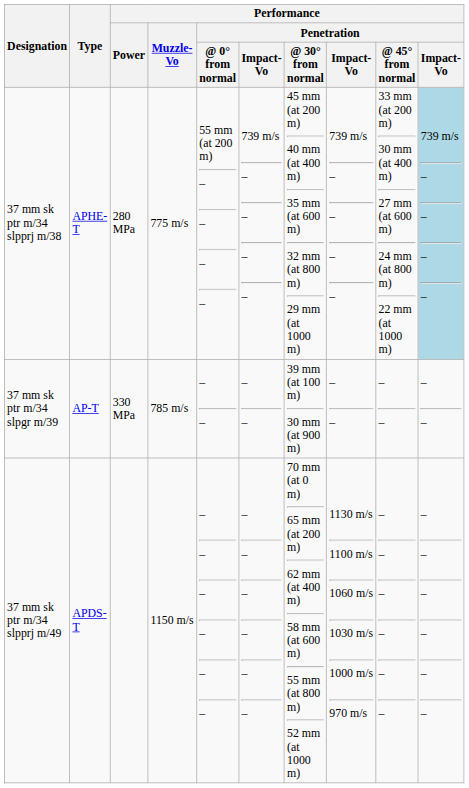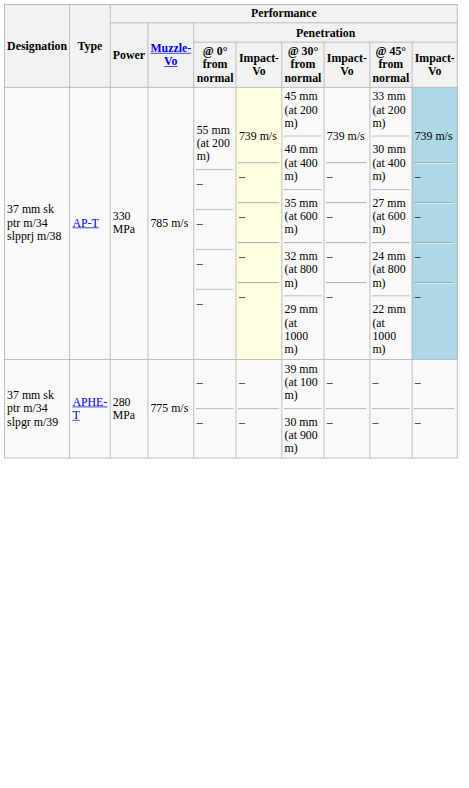(90, 223) APHE-T -> (86, 223) AP-T
(124, 223) 280 MPa -> (124, 223) 330 MPa
(169, 223) 775 m/s -> (169, 223) 785 m/s
(262, 223) no background -> (259, 223) lightyellow background
(86, 408) AP-T -> (90, 408) APHE-T
(124, 408) 330 MPa -> (124, 408) 280 MPa
(169, 408) 785 m/s -> (169, 408) 775 m/s
- row: (34, 620)
